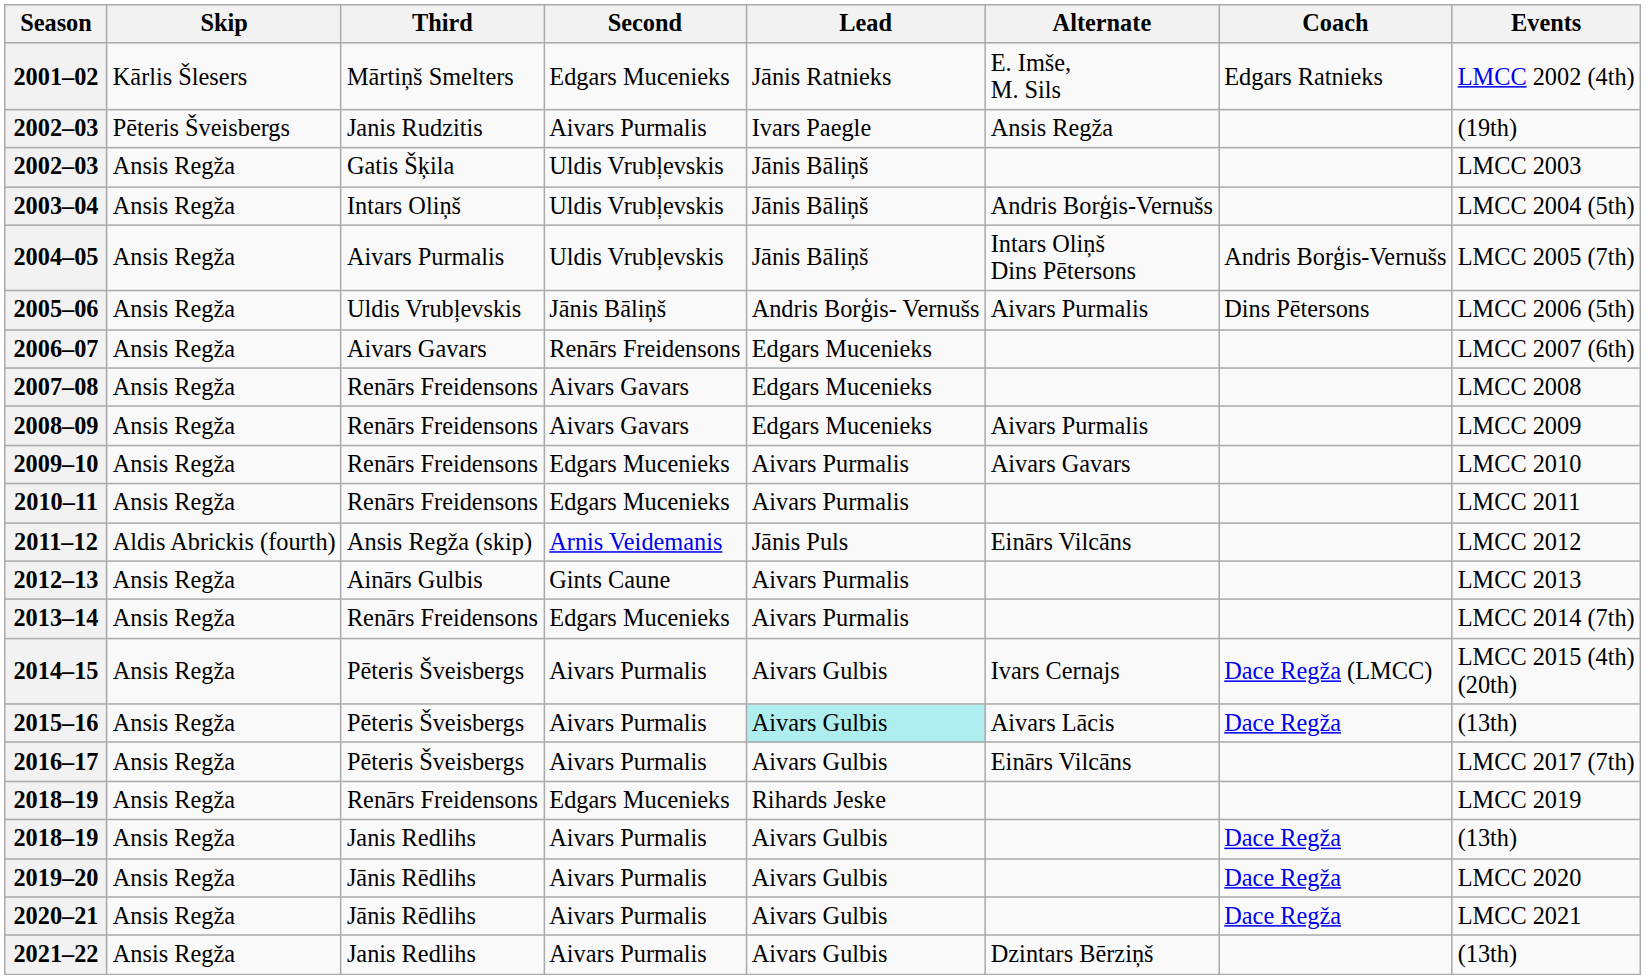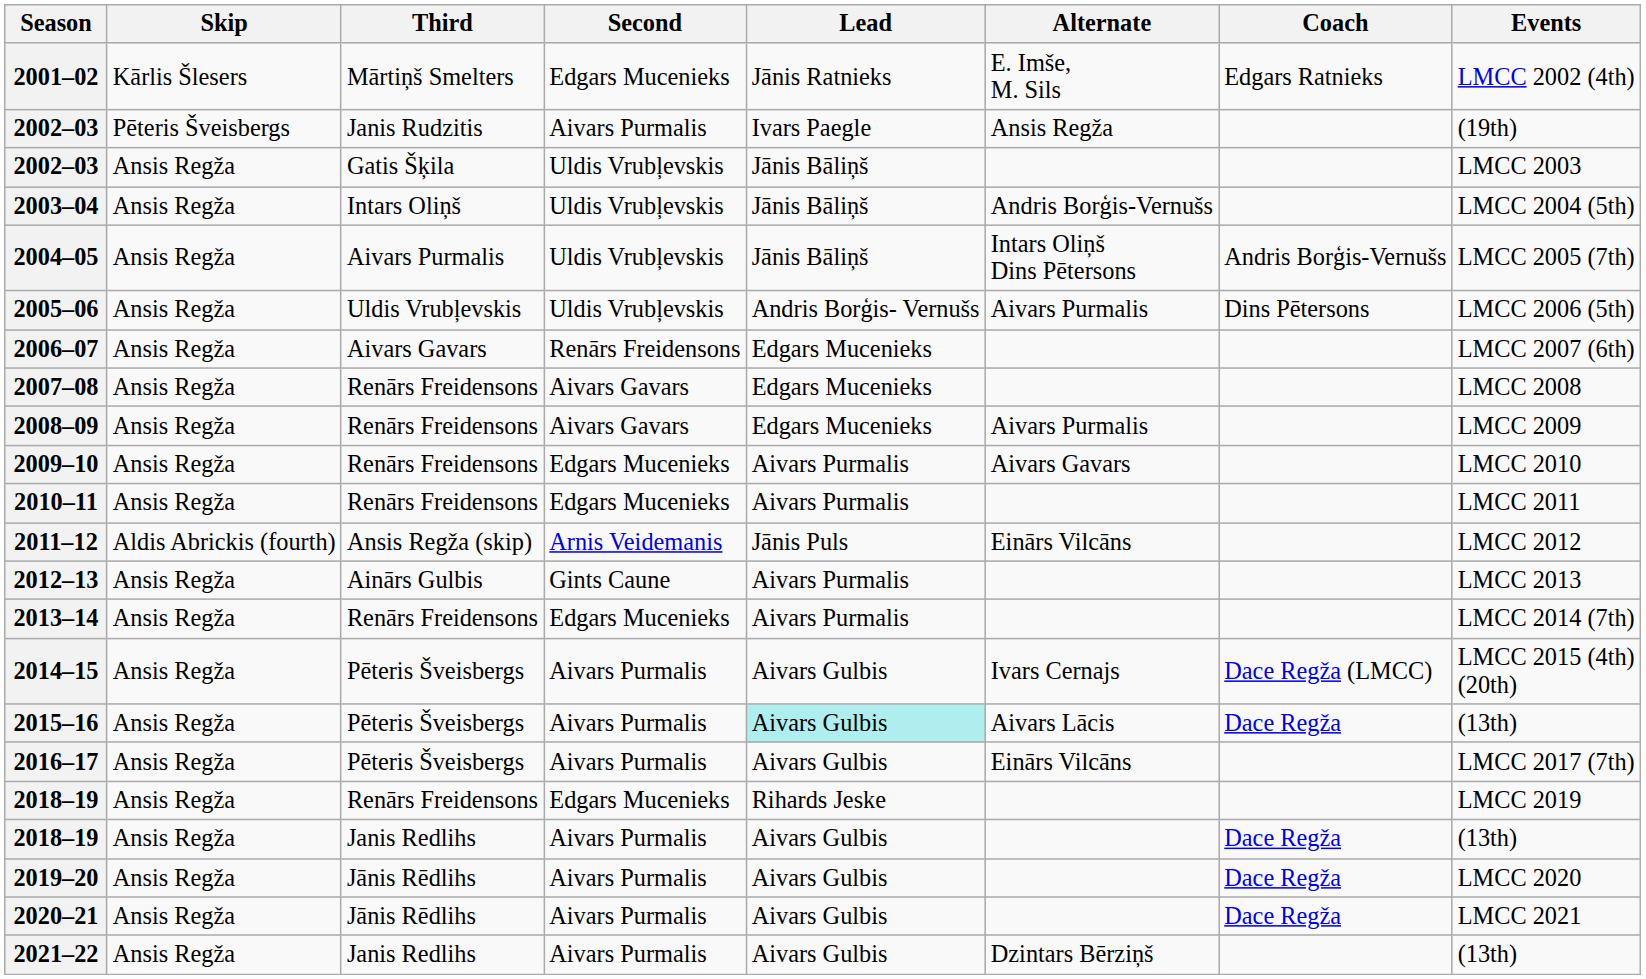(608, 309) Jānis Bāliņš -> (636, 309) Uldis Vrubļevskis
